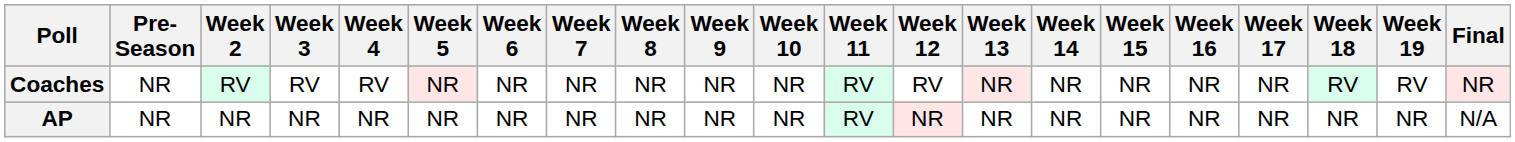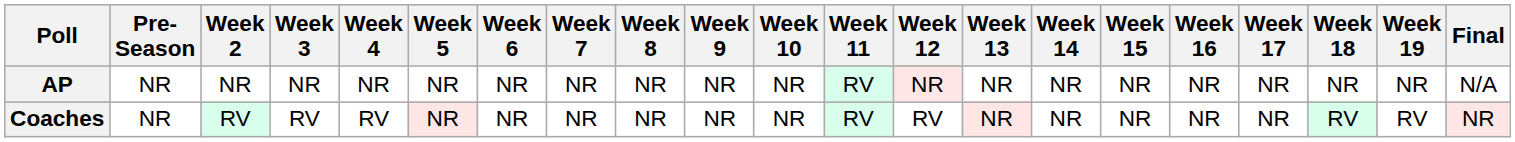rows swapped: (57, 120) <-> (57, 84)
